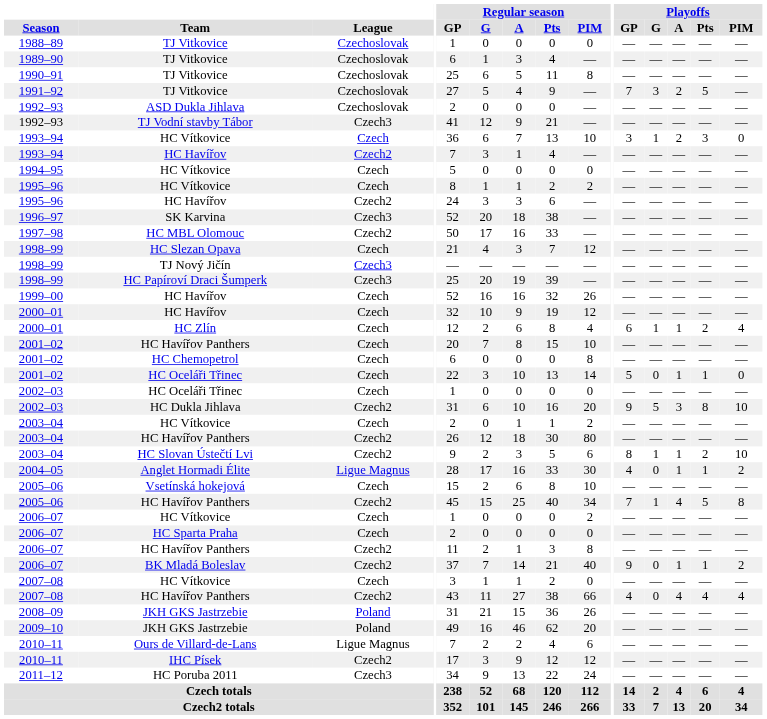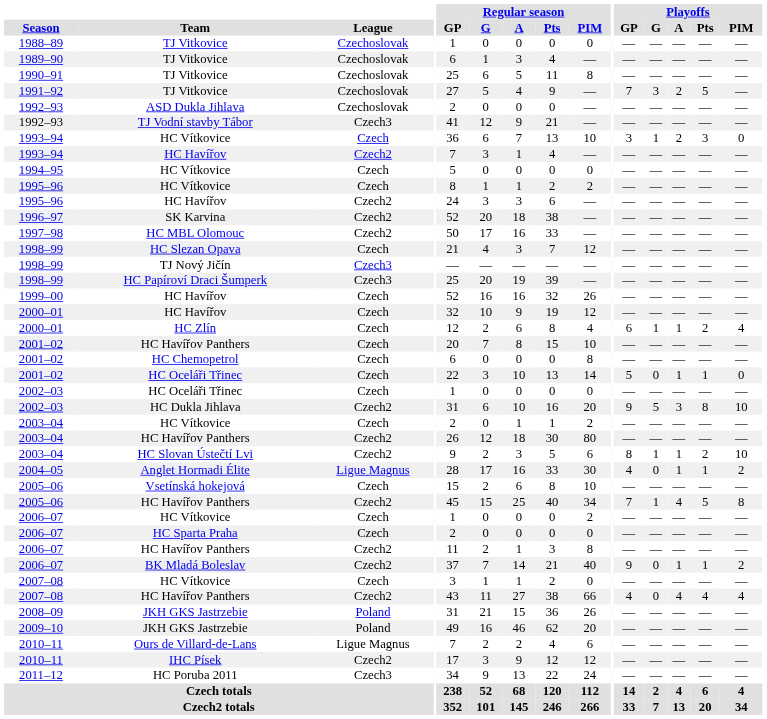(373, 217) Czech3 -> (373, 217) Czech2
